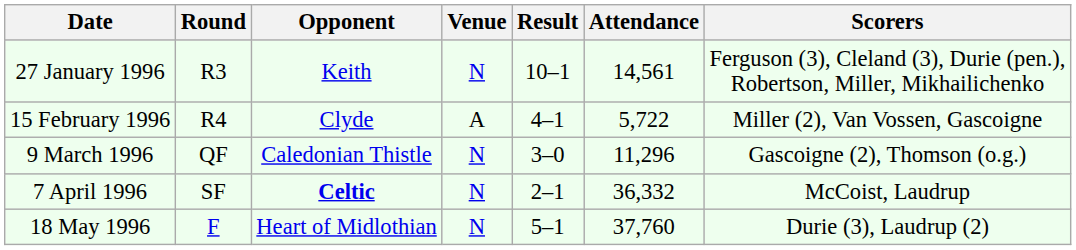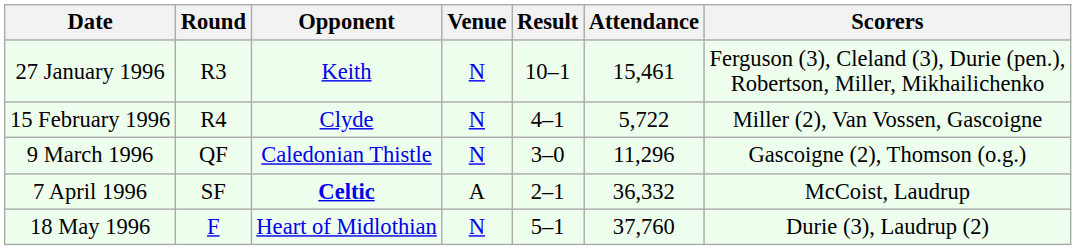(644, 70) 14,561 -> (644, 70) 15,461
(477, 119) A -> (477, 119) N
(477, 190) N -> (477, 190) A
